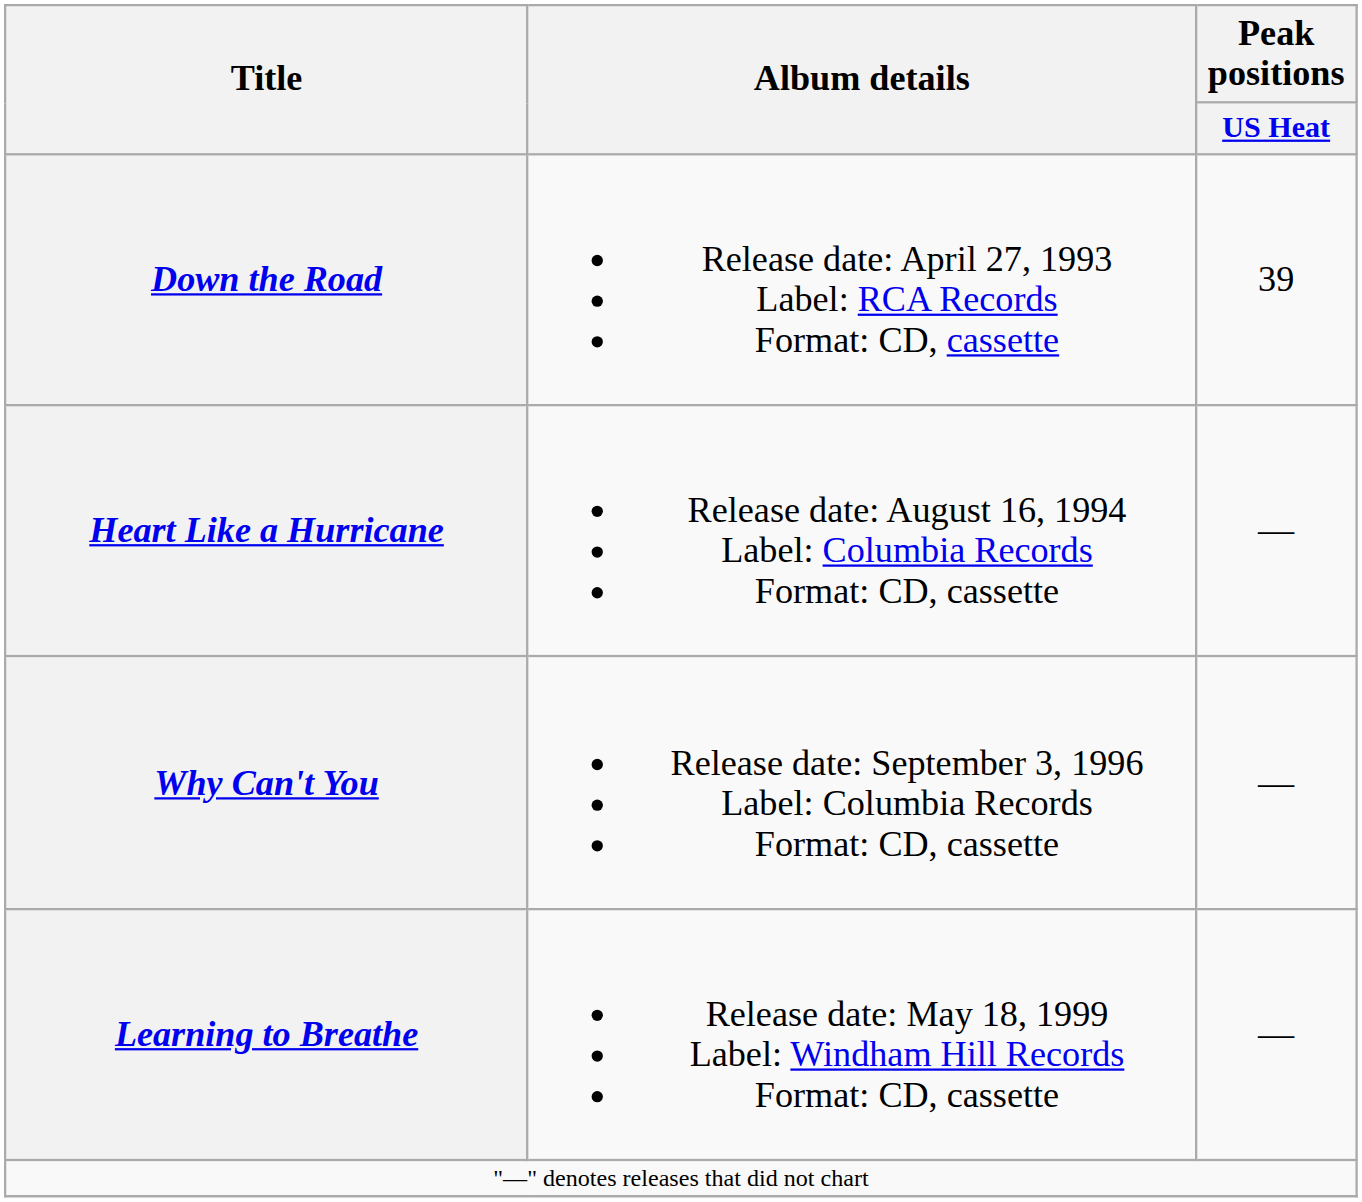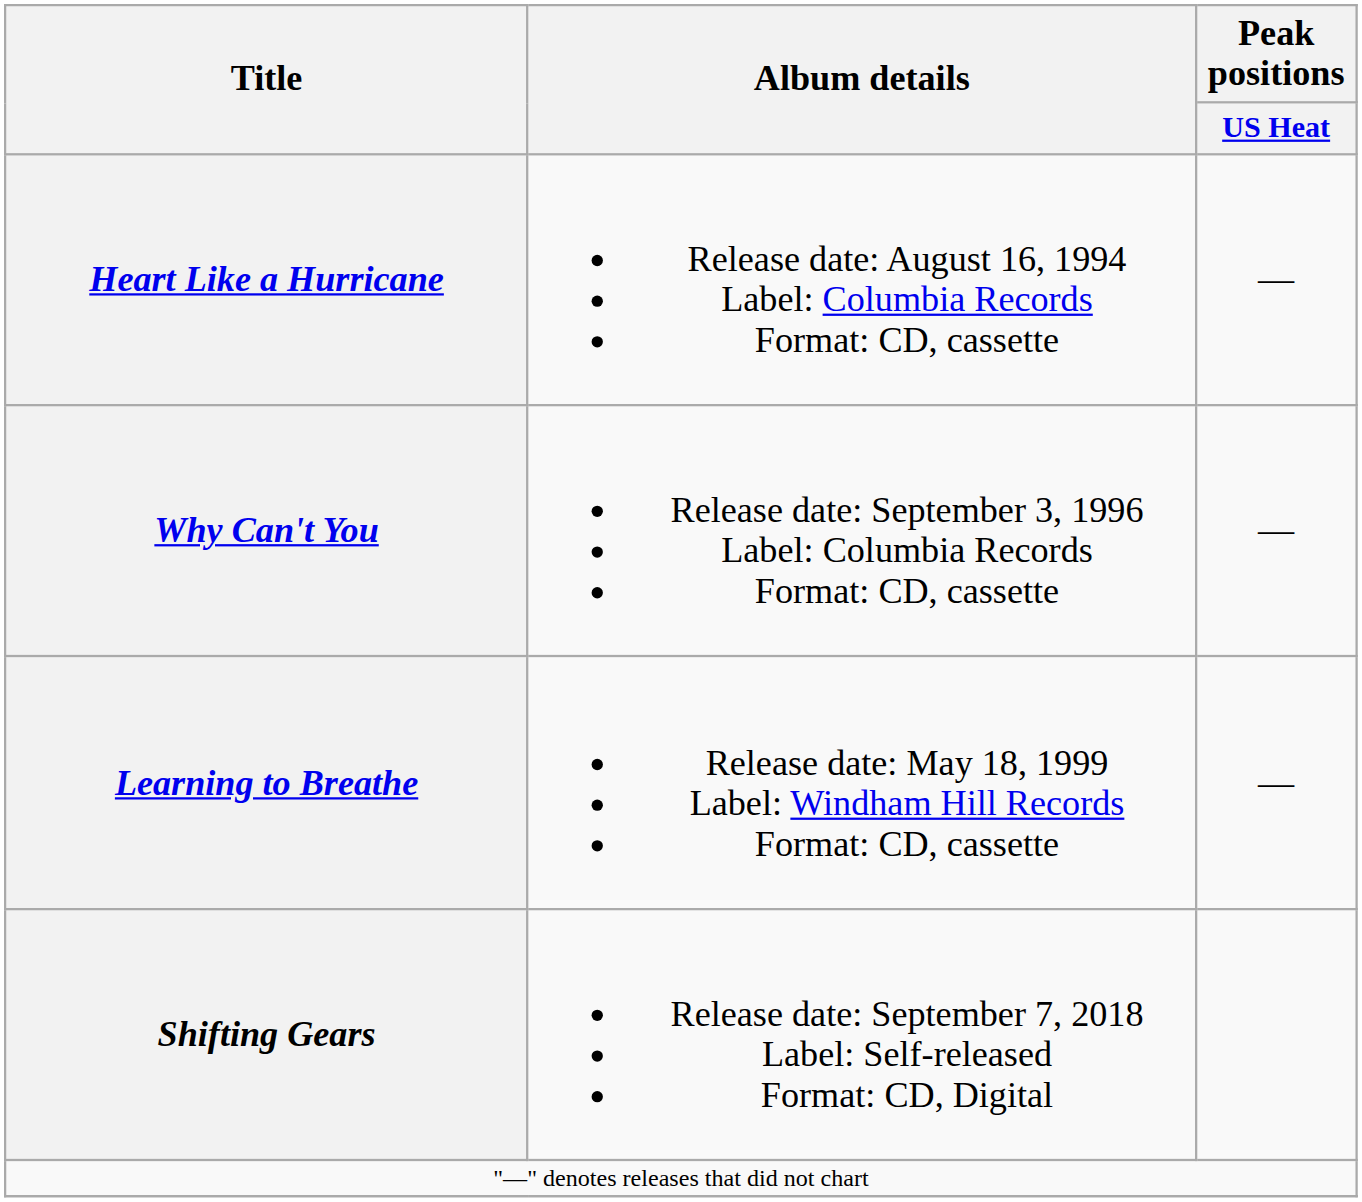- row: (267, 278)
+ row: (267, 1033)
